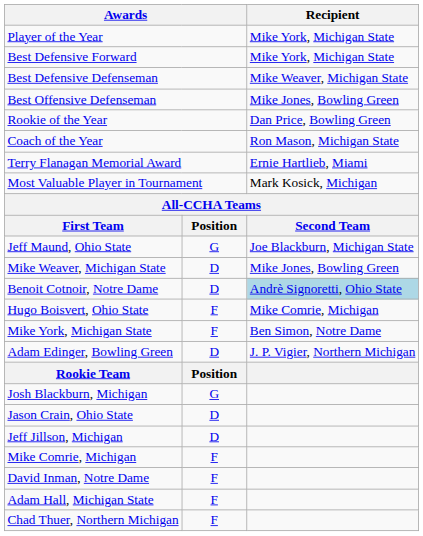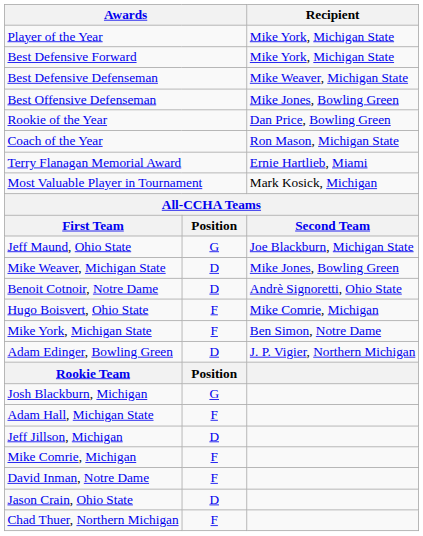(326, 288) lightblue background -> (326, 288) no background
rows swapped: (70, 415) <-> (81, 499)
